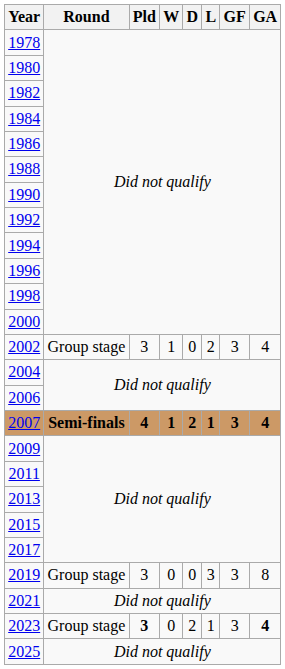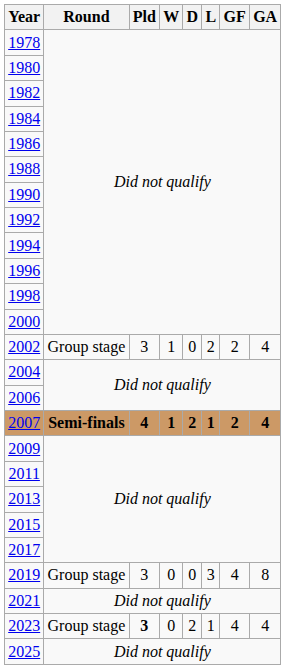(235, 347) 3 -> (235, 347) 2
(235, 423) 3 -> (235, 423) 2
(235, 575) 3 -> (235, 575) 4
(235, 626) 3 -> (235, 626) 4
(265, 626) bold -> (265, 626) normal
